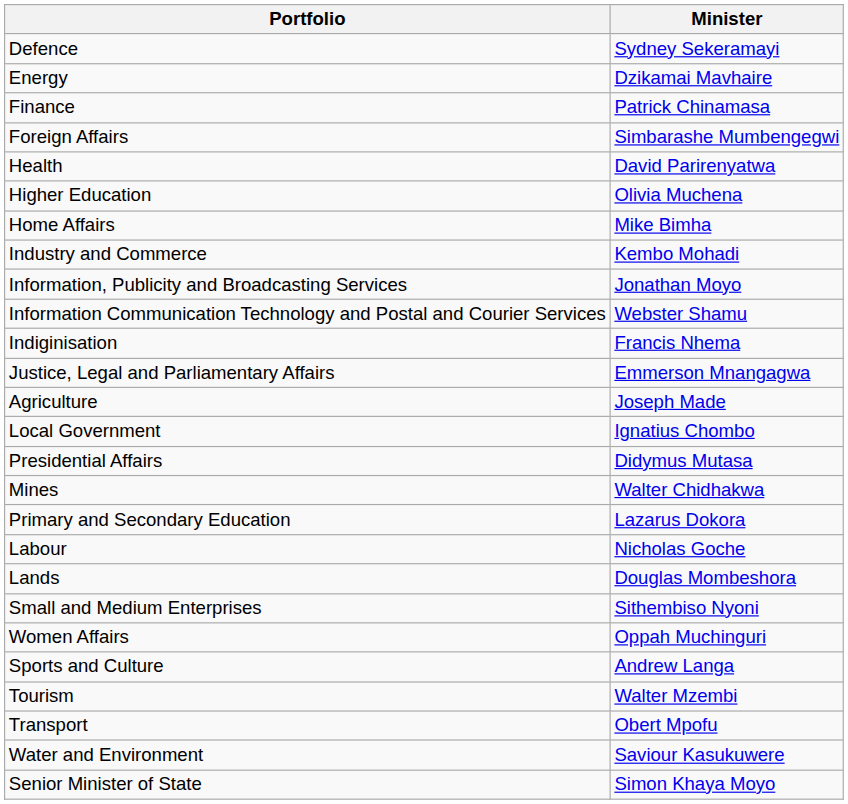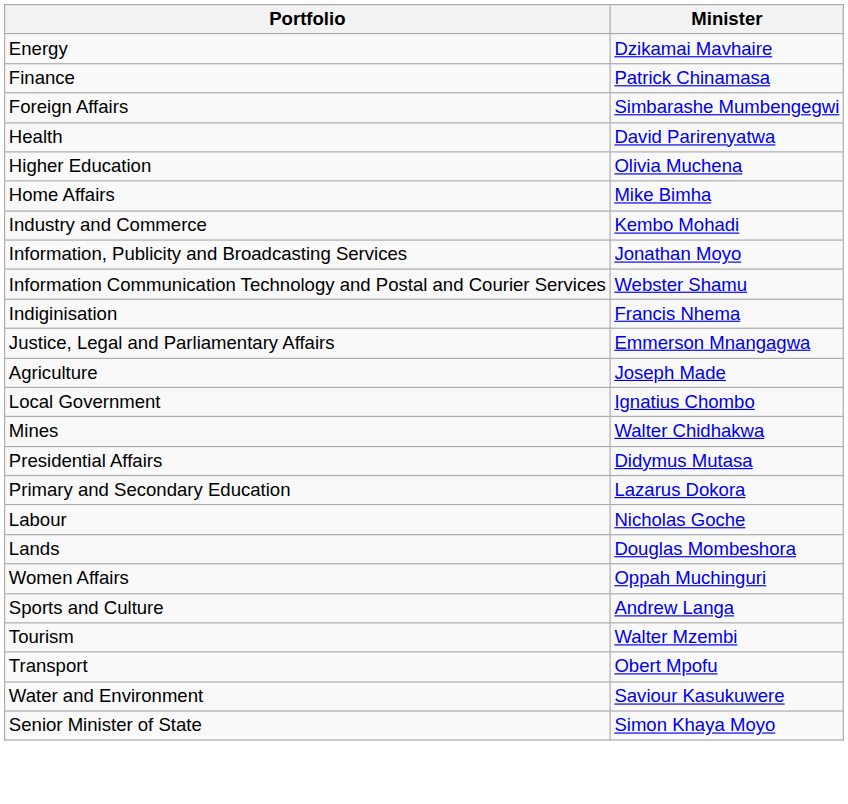- row: (43, 48)
rows swapped: (34, 490) <-> (86, 460)
- row: (135, 607)
